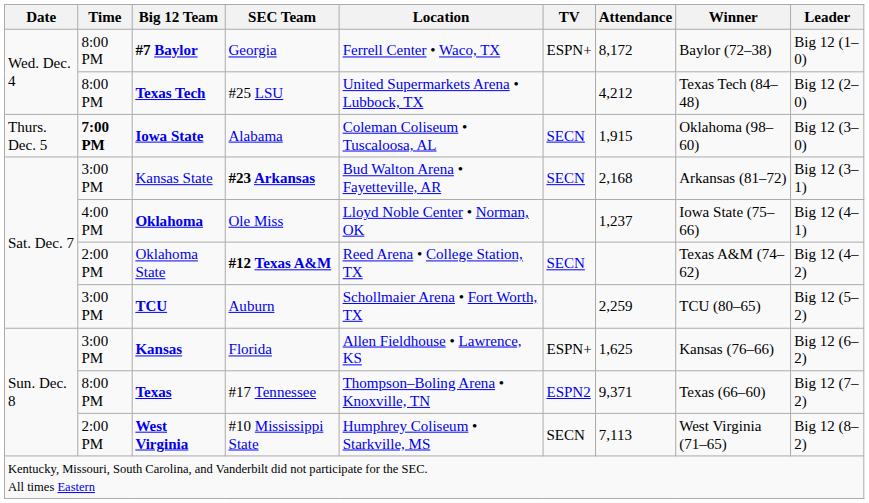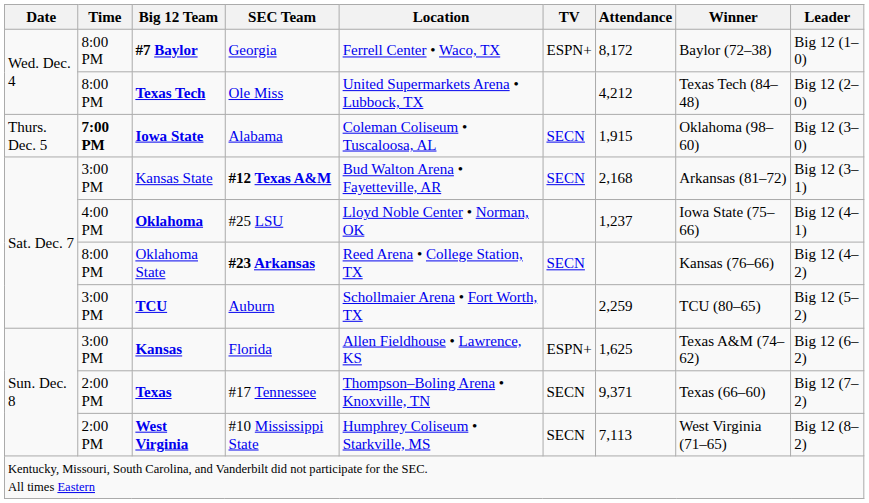(256, 93) #25 LSU -> (256, 93) Ole Miss
(272, 178) #23 Arkansas -> (280, 178) #12 Texas A&M
(256, 221) Ole Miss -> (256, 221) #25 LSU
(95, 263) 2:00 PM -> (95, 263) 8:00 PM
(280, 263) #12 Texas A&M -> (272, 263) #23 Arkansas
(732, 263) Texas A&M (74–62) -> (727, 263) Kansas (76–66)
(727, 349) Kansas (76–66) -> (732, 349) Texas A&M (74–62)
(95, 391) 8:00 PM -> (95, 391) 2:00 PM
(569, 391) ESPN2 -> (566, 391) SECN
